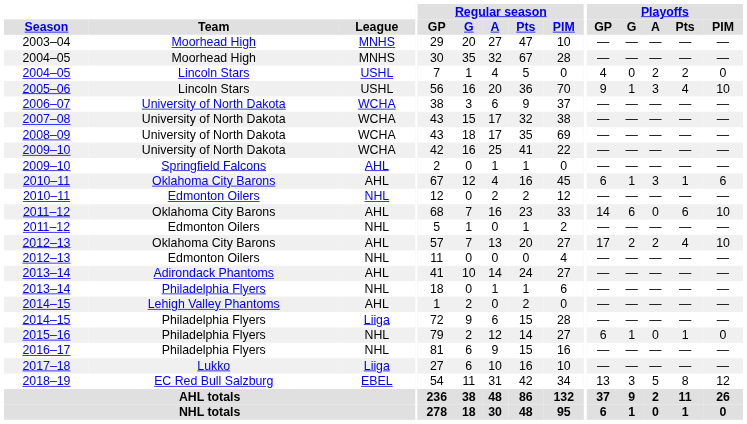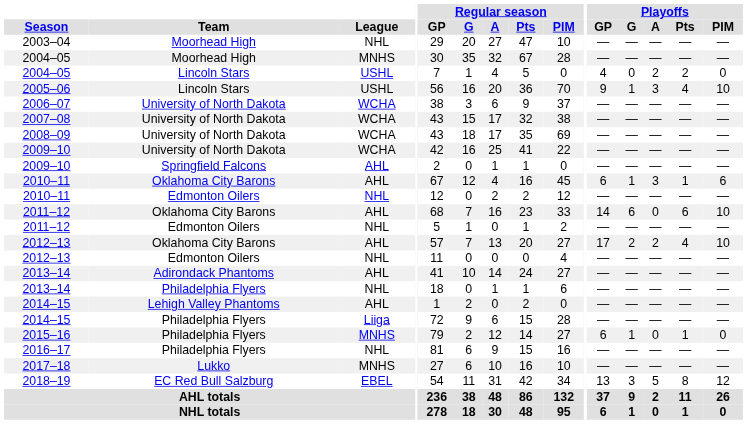(377, 42) MNHS -> (377, 42) NHL
(377, 335) NHL -> (377, 335) MNHS
(377, 366) Liiga -> (377, 366) MNHS
